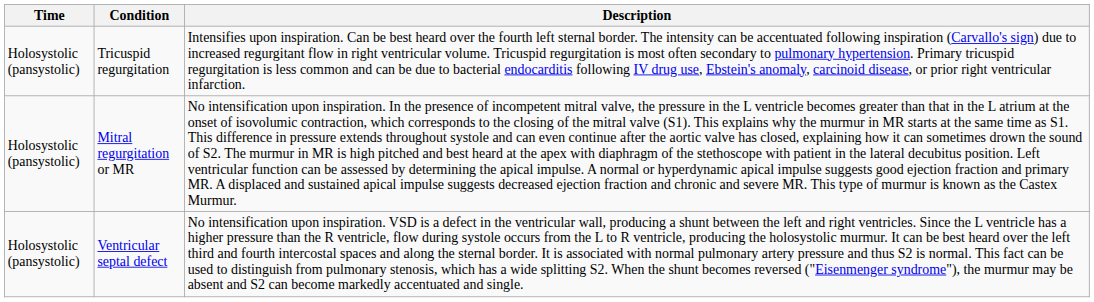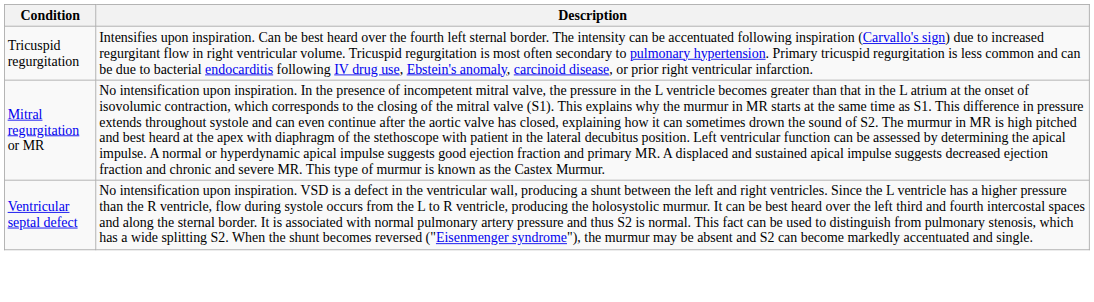- column: (49, 15)
